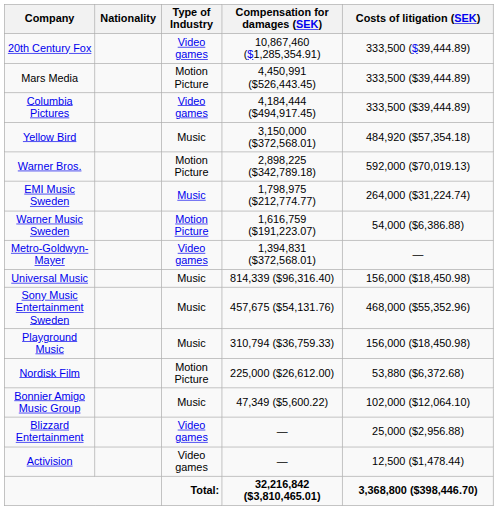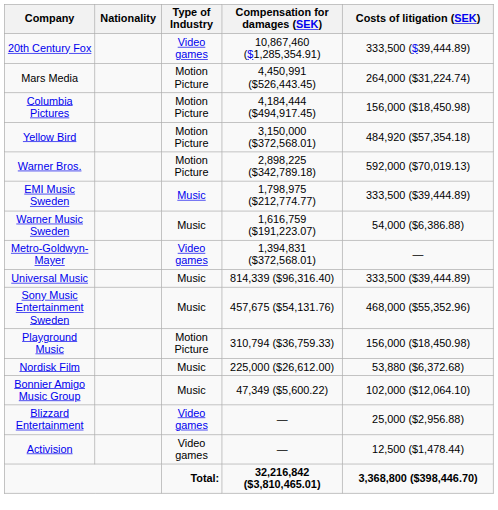(418, 78) 333,500 ($39,444.89) -> (418, 78) 264,000 ($31,224.74)
(192, 107) Video games -> (192, 107) Motion Picture
(418, 107) 333,500 ($39,444.89) -> (418, 107) 156,000 ($18,450.98)
(192, 137) Music -> (192, 137) Motion Picture
(418, 196) 264,000 ($31,224.74) -> (418, 196) 333,500 ($39,444.89)
(192, 225) Motion Picture -> (192, 225) Music
(418, 278) 156,000 ($18,450.98) -> (418, 278) 333,500 ($39,444.89)
(192, 343) Music -> (192, 343) Motion Picture
(192, 373) Motion Picture -> (192, 367) Music
